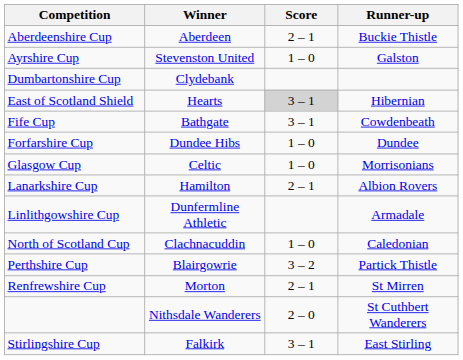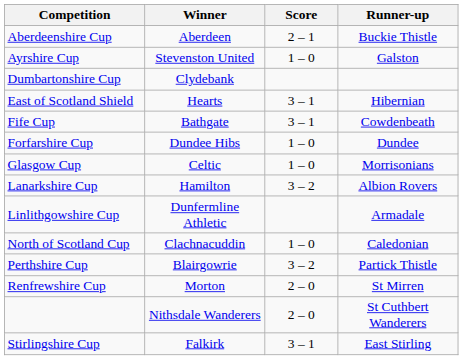(301, 100) lightgrey background -> (301, 100) no background
(301, 185) 2 – 1 -> (301, 185) 3 – 2
(301, 286) 2 – 1 -> (301, 286) 2 – 0
